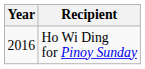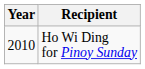(21, 44) 2016 -> (21, 44) 2010
